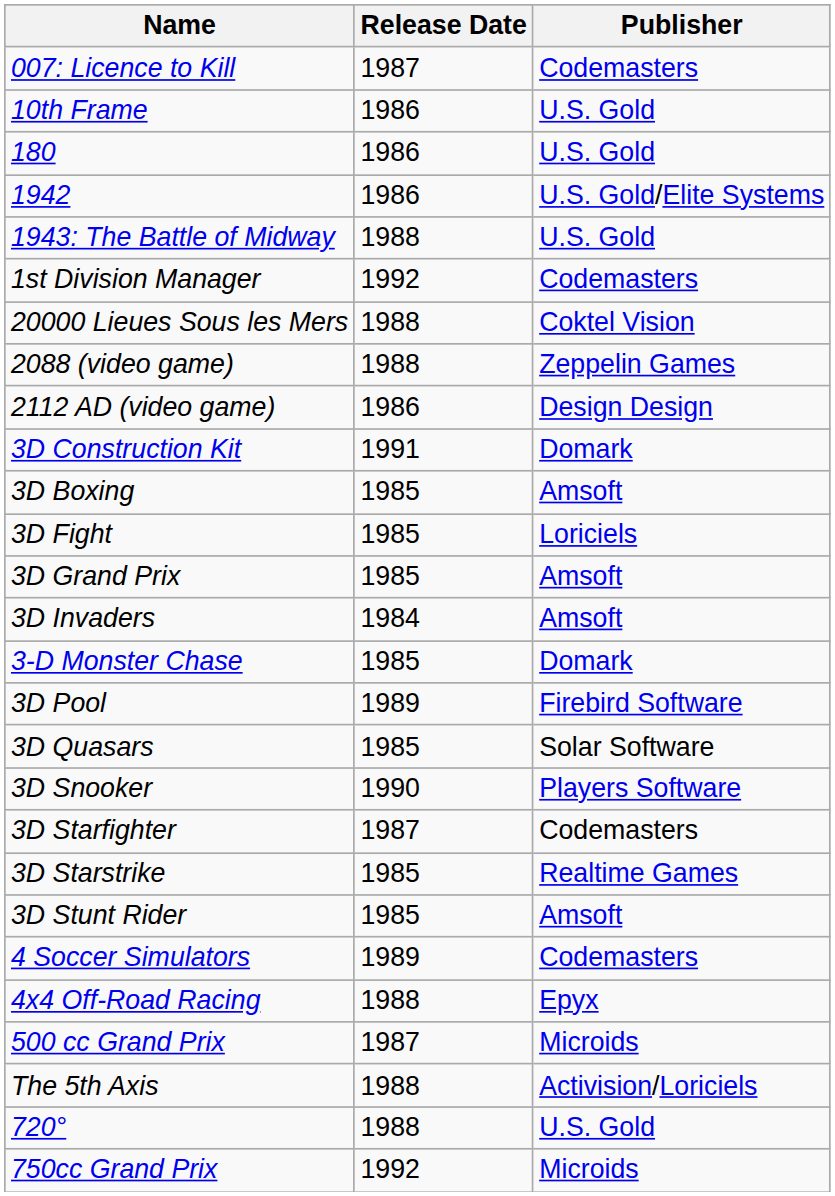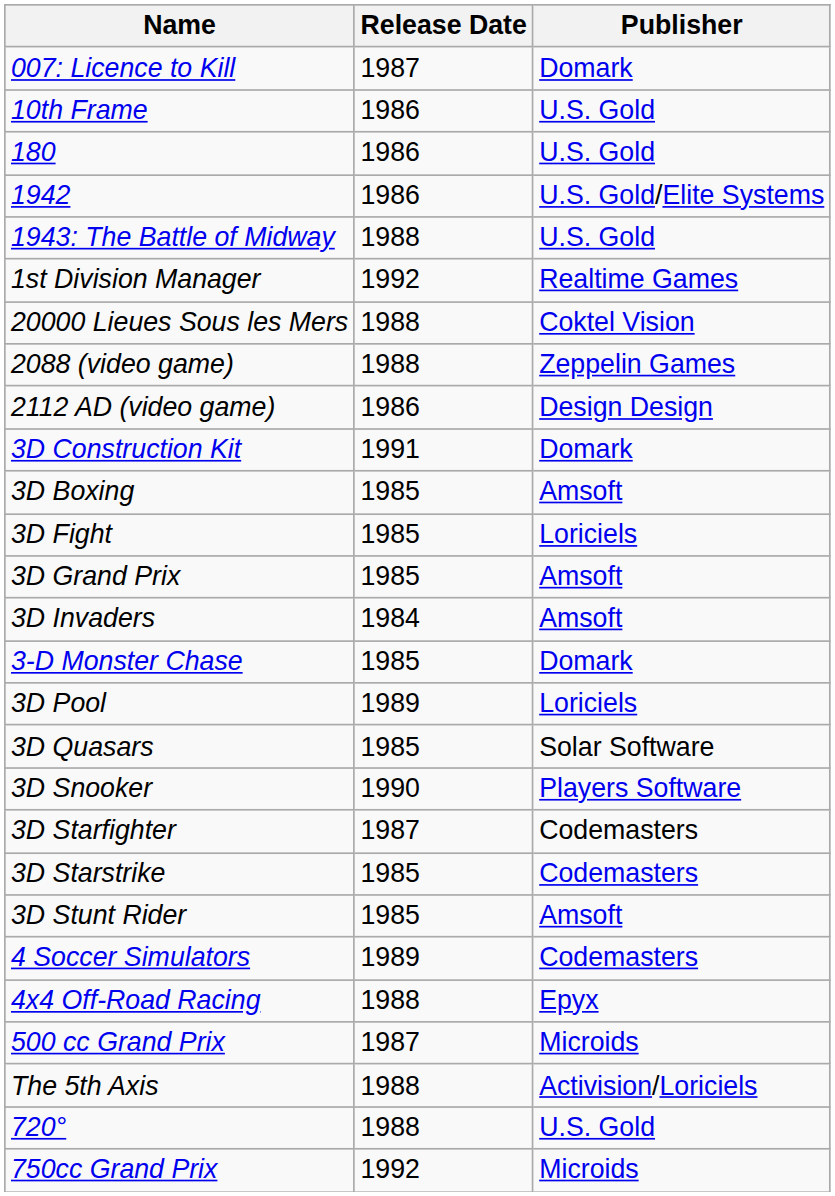(619, 68) Codemasters -> (586, 68) Domark
(619, 279) Codemasters -> (639, 279) Realtime Games
(641, 703) Firebird Software -> (588, 703) Loriciels
(639, 873) Realtime Games -> (619, 873) Codemasters
